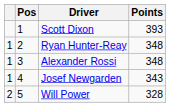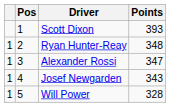(154, 62) 348 -> (154, 62) 347
(10, 95) 2 -> (10, 95) 1
